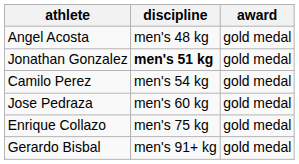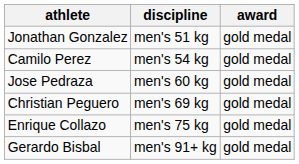- row: (48, 37)
(174, 59) bold -> (171, 37) normal
+ row: (63, 103)
